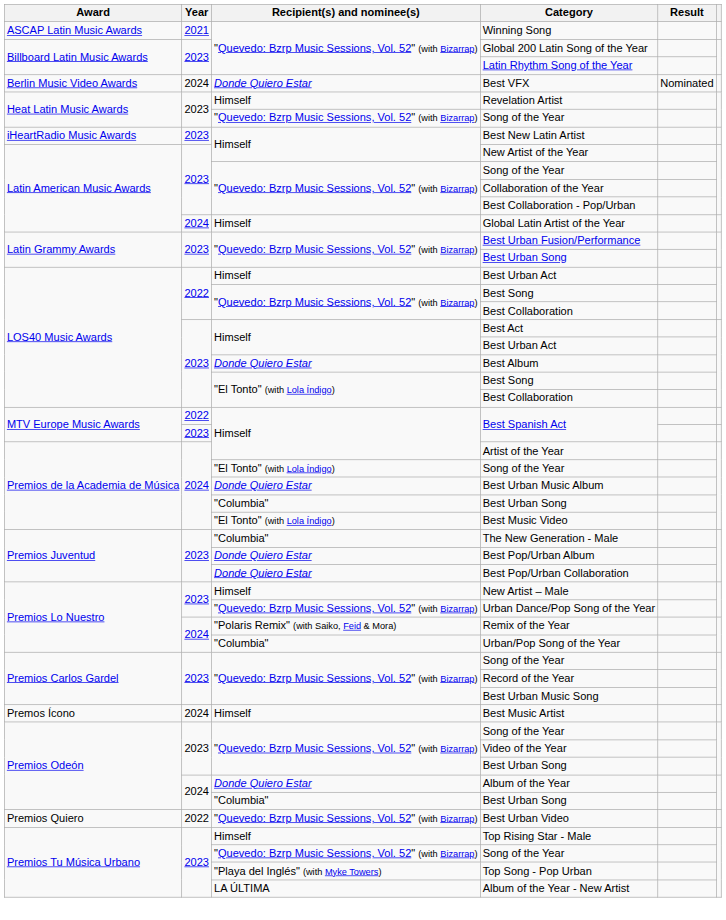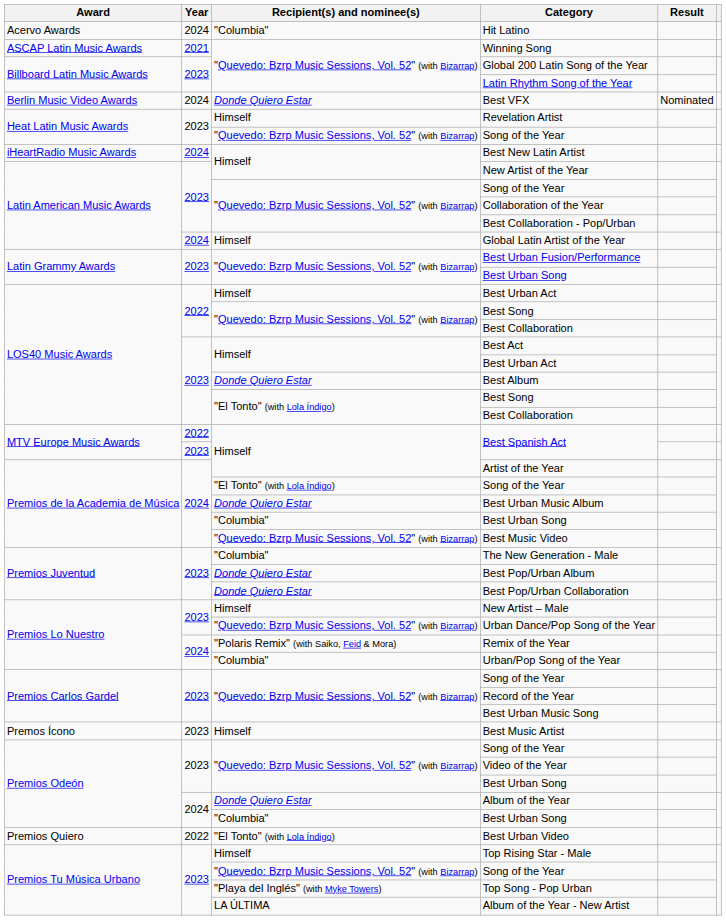+ row: (44, 30)
(197, 135) 2023 -> (197, 153) 2024
(274, 521) "El Tonto" (with Lola Índigo) -> (346, 538) "Quevedo: Bzrp Music Sessions, Vol. 52" (with Bizarrap)
(197, 713) 2024 -> (197, 731) 2023
(346, 818) "Quevedo: Bzrp Music Sessions, Vol. 52" (with Bizarrap) -> (274, 836) "El Tonto" (with Lola Índigo)
